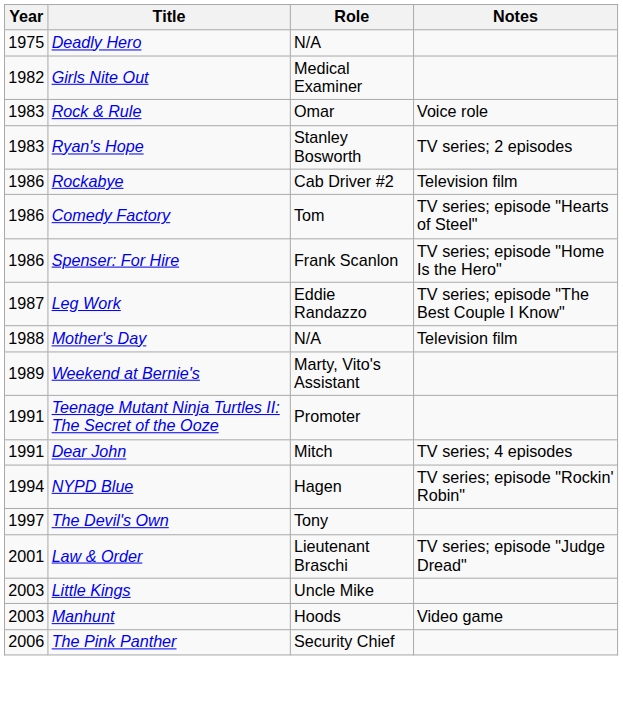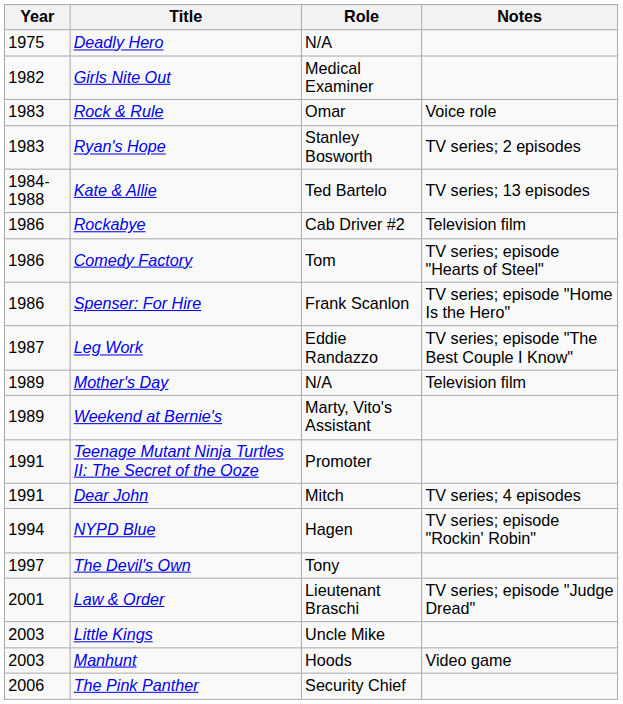+ row: (115, 190)
(26, 338) 1988 -> (26, 382) 1989
